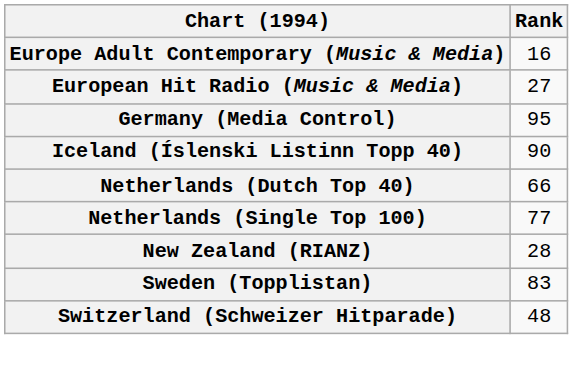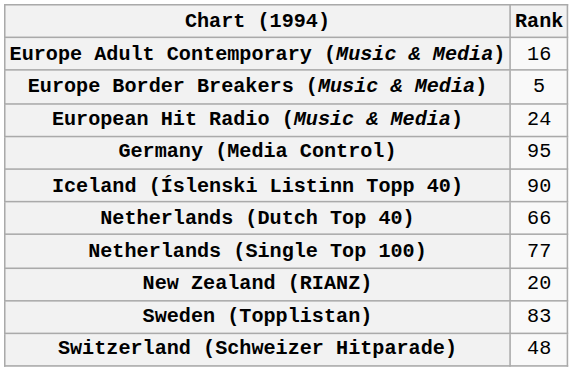+ row: (257, 87)
(539, 87) 27 -> (539, 120) 24
(539, 251) 28 -> (539, 284) 20
